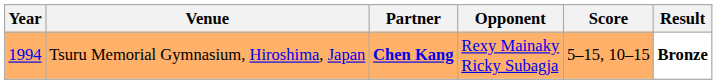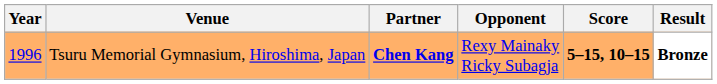(25, 55) 1994 -> (25, 55) 1996
(608, 55) normal -> (608, 55) bold
